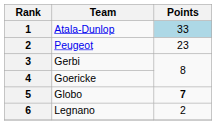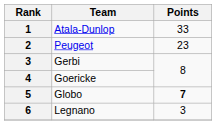(183, 29) lightblue background -> (183, 29) no background
(183, 111) 2 -> (183, 111) 3
